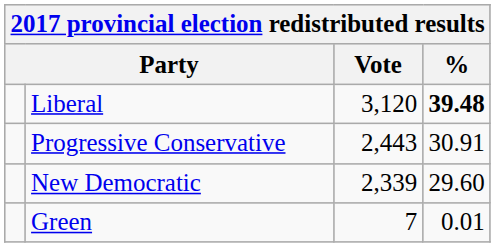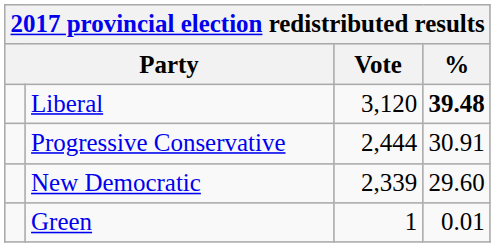(389, 143) 2,443 -> (389, 143) 2,444
(411, 222) 7 -> (411, 222) 1
